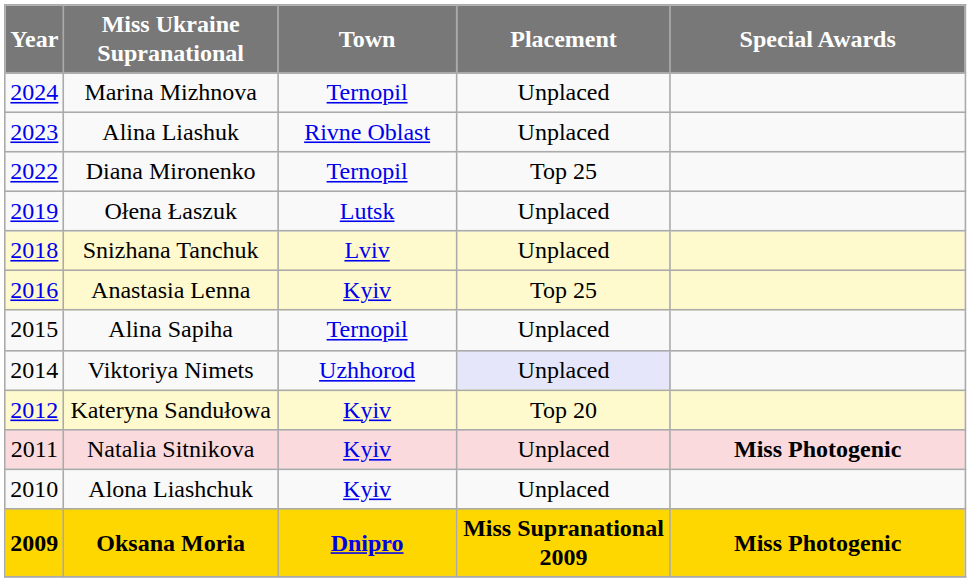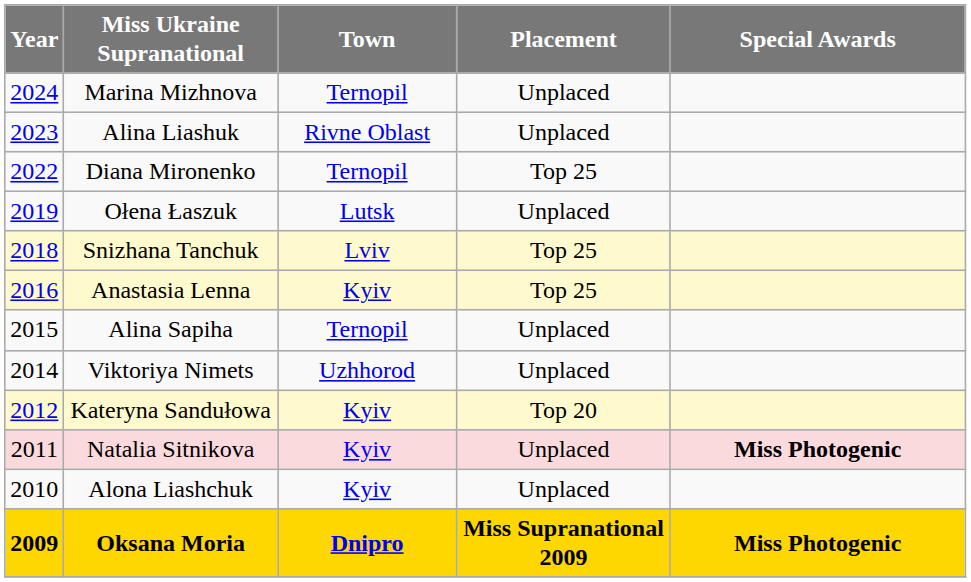(564, 250) Unplaced -> (564, 250) Top 25
(564, 369) lavender background -> (564, 369) no background
